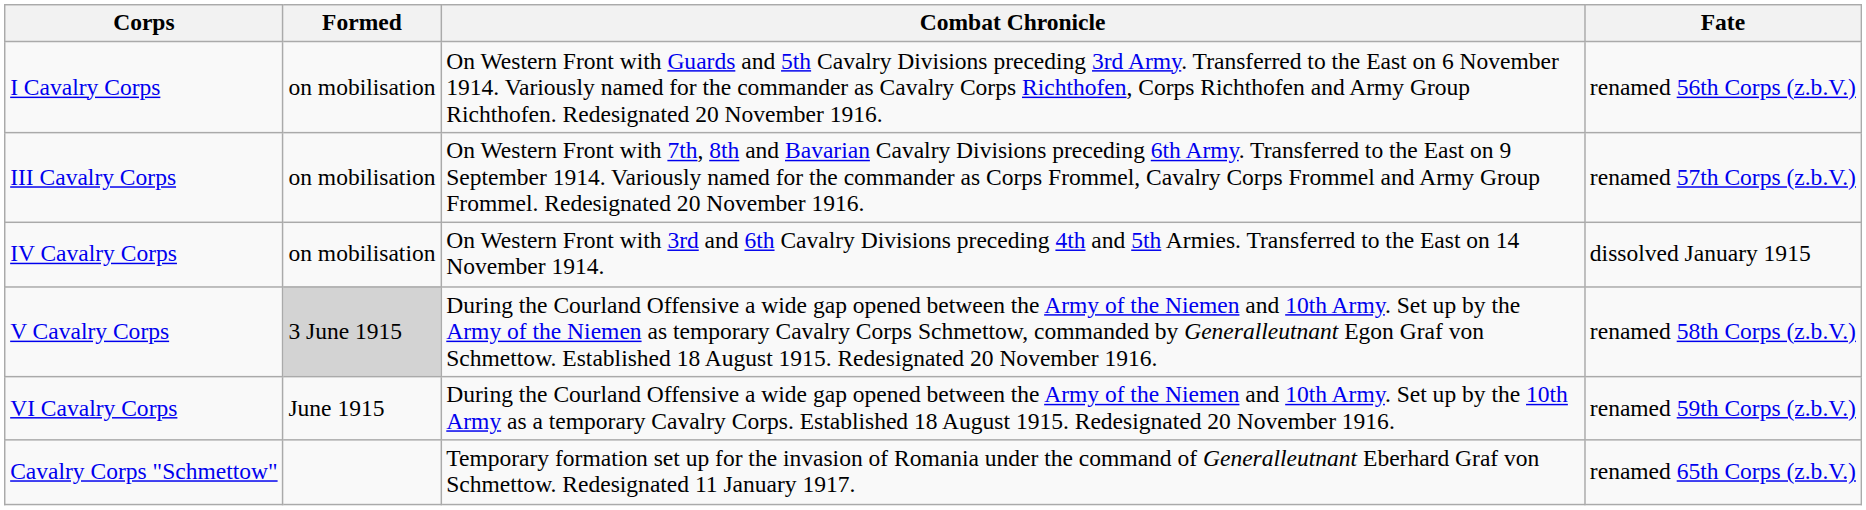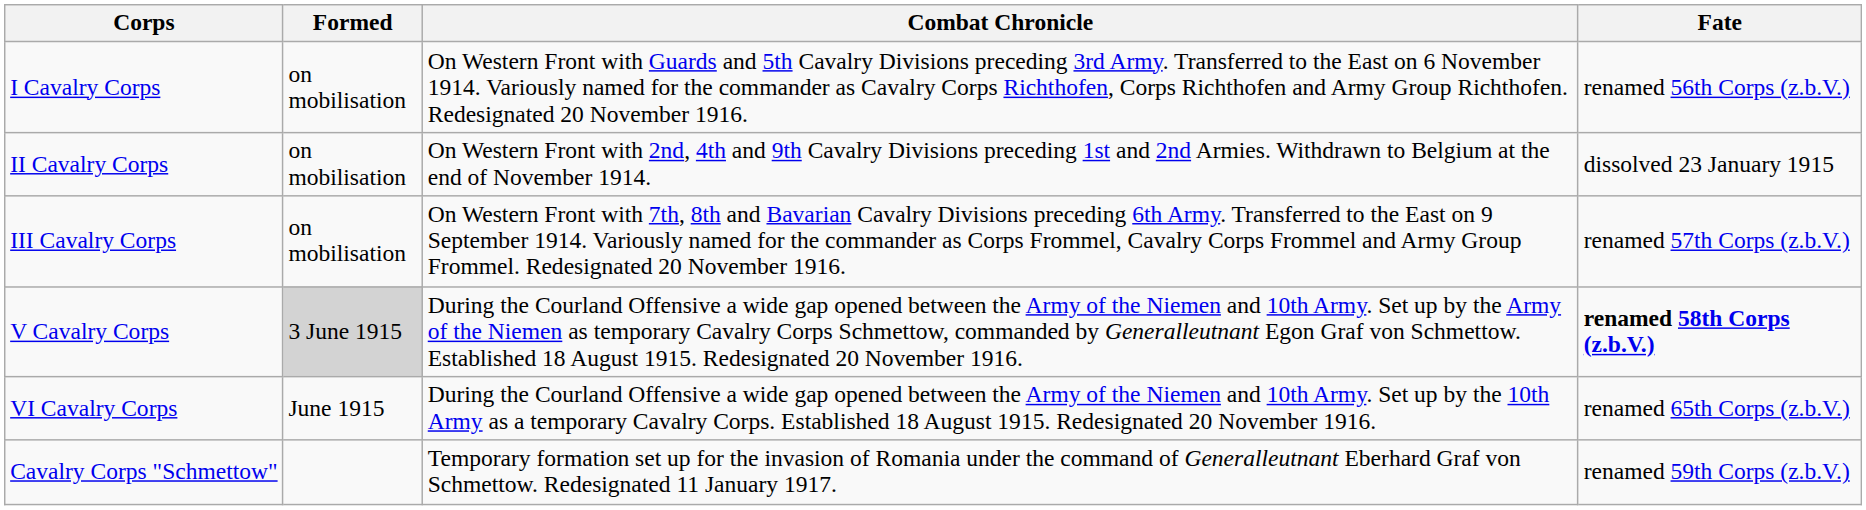+ row: (89, 163)
- row: (94, 254)
(1723, 331) normal -> (1687, 331) bold
(1723, 408) renamed 59th Corps (z.b.V.) -> (1717, 408) renamed 65th Corps (z.b.V.)
(1723, 471) renamed 65th Corps (z.b.V.) -> (1717, 471) renamed 59th Corps (z.b.V.)
